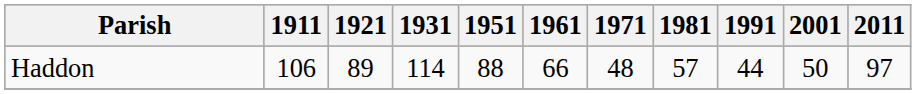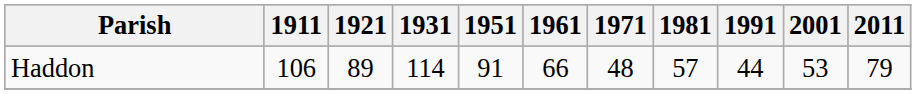(490, 67) 88 -> (490, 67) 91
(815, 67) 50 -> (815, 67) 53
(880, 67) 97 -> (880, 67) 79
